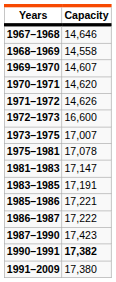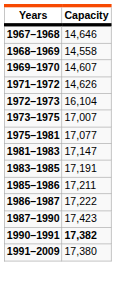- row: (33, 85)
(81, 118) 16,600 -> (81, 101) 16,104
(81, 152) 17,078 -> (81, 135) 17,077
(81, 202) 17,221 -> (80, 185) 17,211
